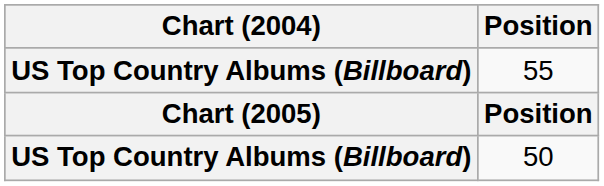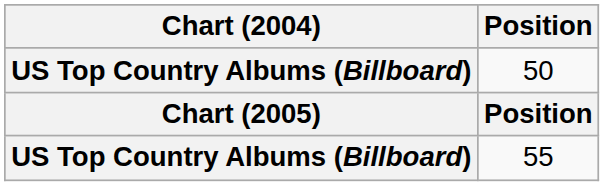rows swapped: (538, 69) <-> (538, 157)
